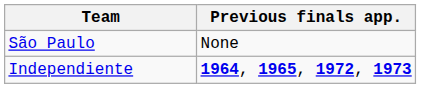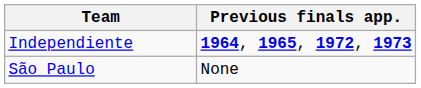rows swapped: (52, 44) <-> (71, 70)
